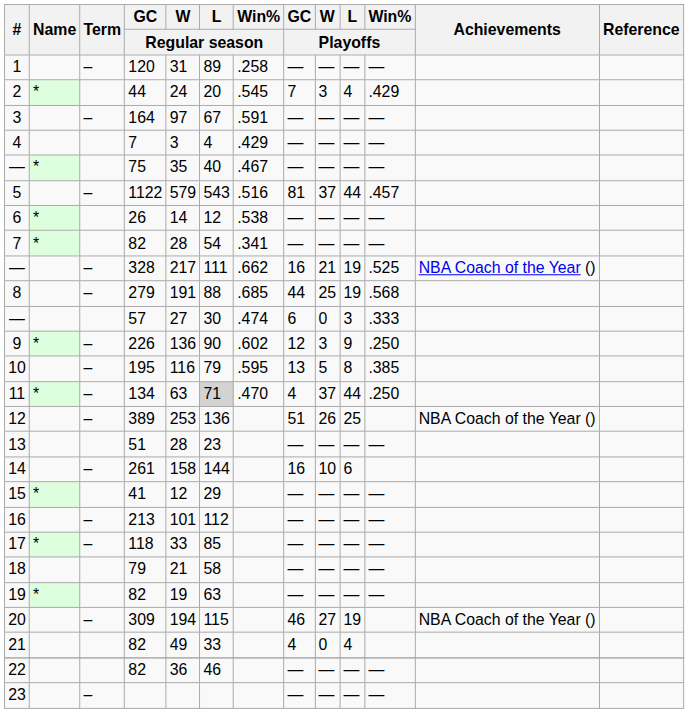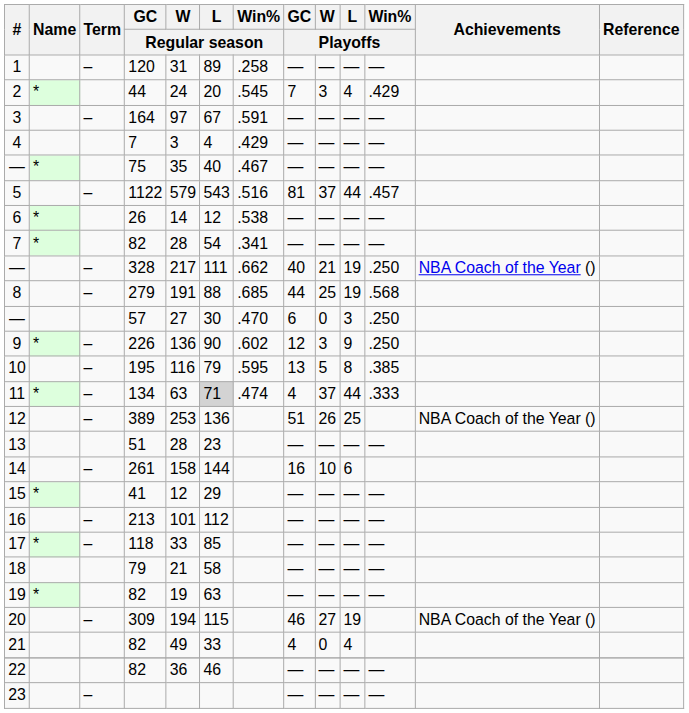(296, 268) 16 -> (296, 268) 40
(384, 268) .525 -> (384, 268) .250
(253, 318) .474 -> (253, 318) .470
(384, 318) .333 -> (384, 318) .250
(253, 393) .470 -> (253, 393) .474
(384, 393) .250 -> (384, 393) .333
